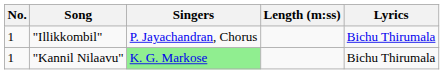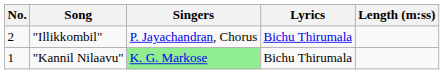columns swapped: (391, 15) <-> (302, 15)
(11, 37) 1 -> (11, 37) 2
